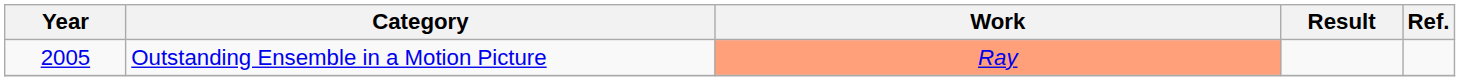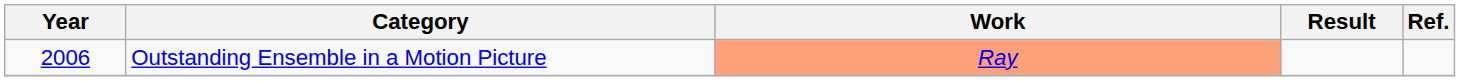(65, 57) 2005 -> (65, 57) 2006
